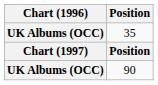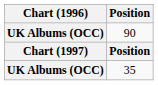rows swapped: (130, 32) <-> (130, 70)
